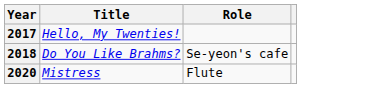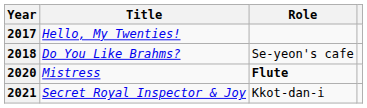(204, 73) normal -> (270, 73) bold
+ row: (22, 93)
